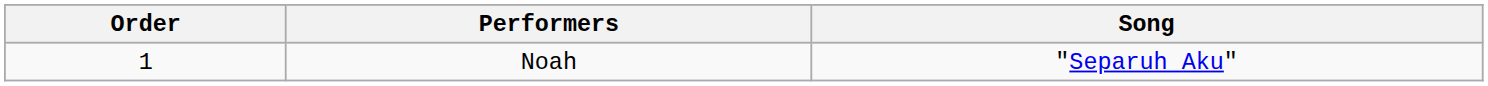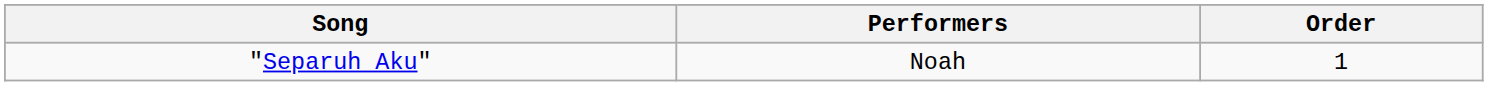columns swapped: (146, 24) <-> (1147, 24)
